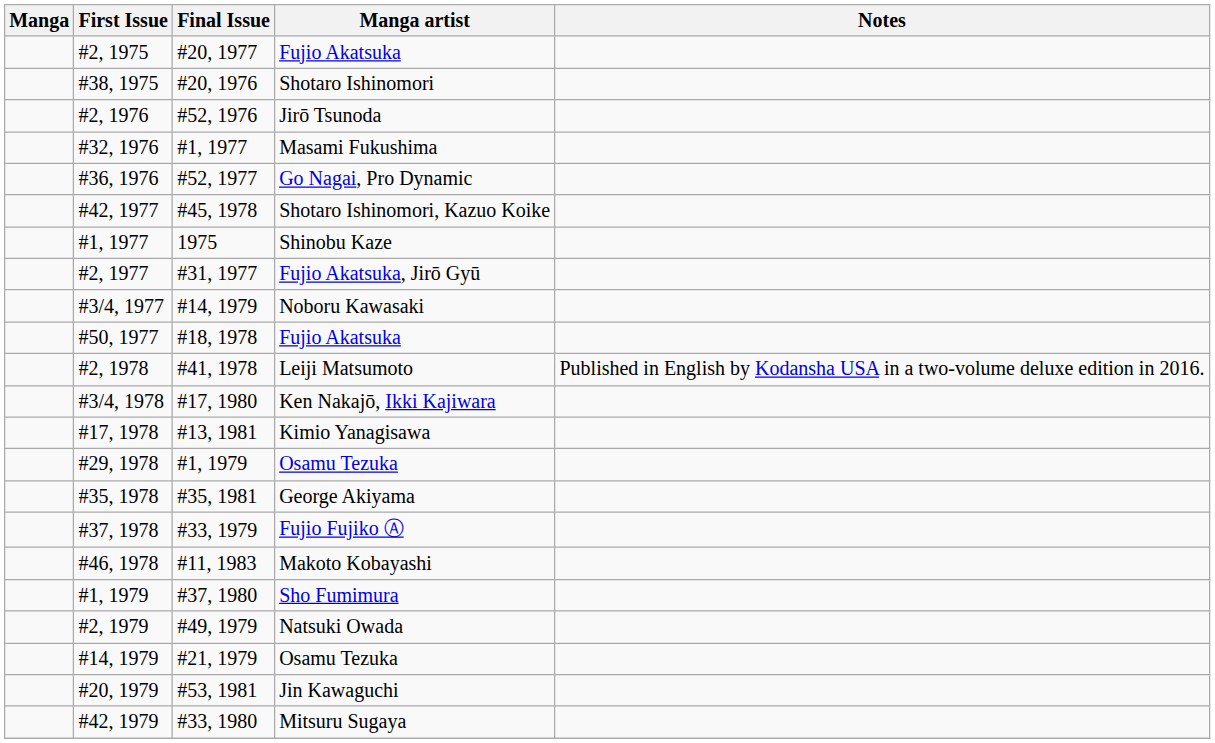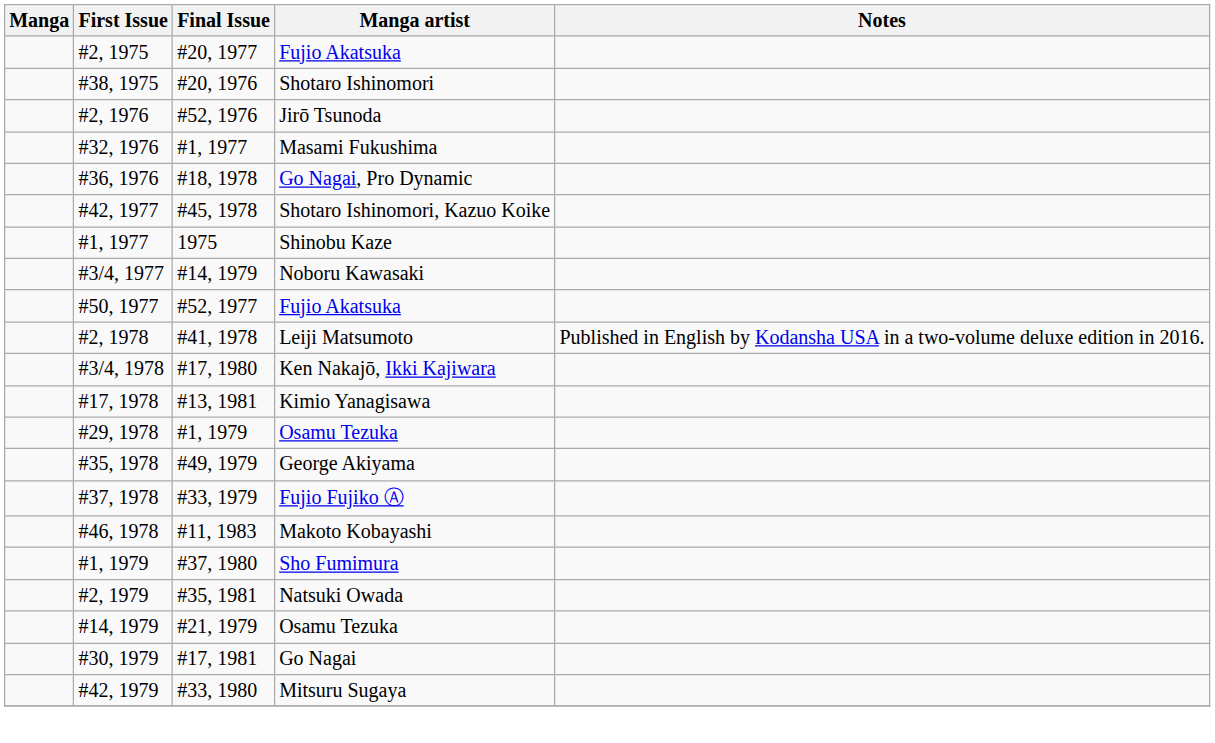(217, 178) #52, 1977 -> (217, 178) #18, 1978
- row: (113, 274)
(217, 337) #18, 1978 -> (217, 305) #52, 1977
(217, 496) #35, 1981 -> (217, 464) #49, 1979
(217, 626) #49, 1979 -> (217, 595) #35, 1981
- row: (118, 690)
+ row: (118, 658)
